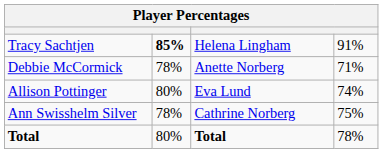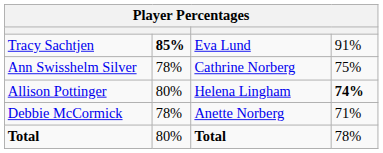(243, 45) Helena Lingham -> (223, 45) Eva Lund
rows swapped: (72, 113) <-> (65, 68)
(223, 91) Eva Lund -> (243, 91) Helena Lingham
(350, 91) normal -> (349, 91) bold
